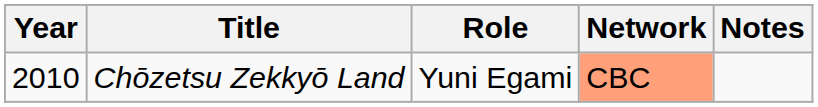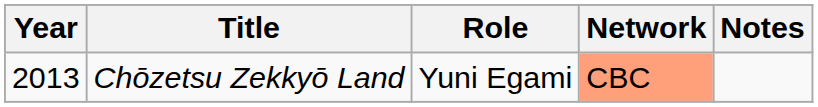(46, 76) 2010 -> (46, 76) 2013
